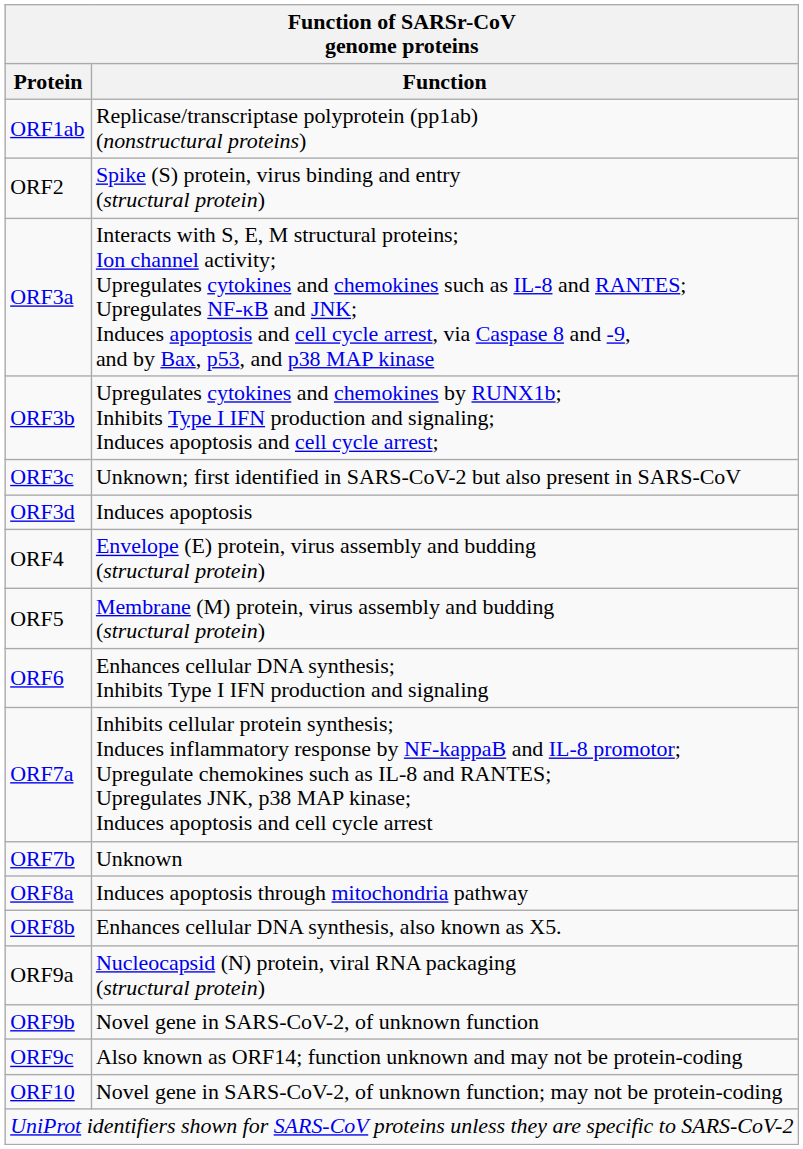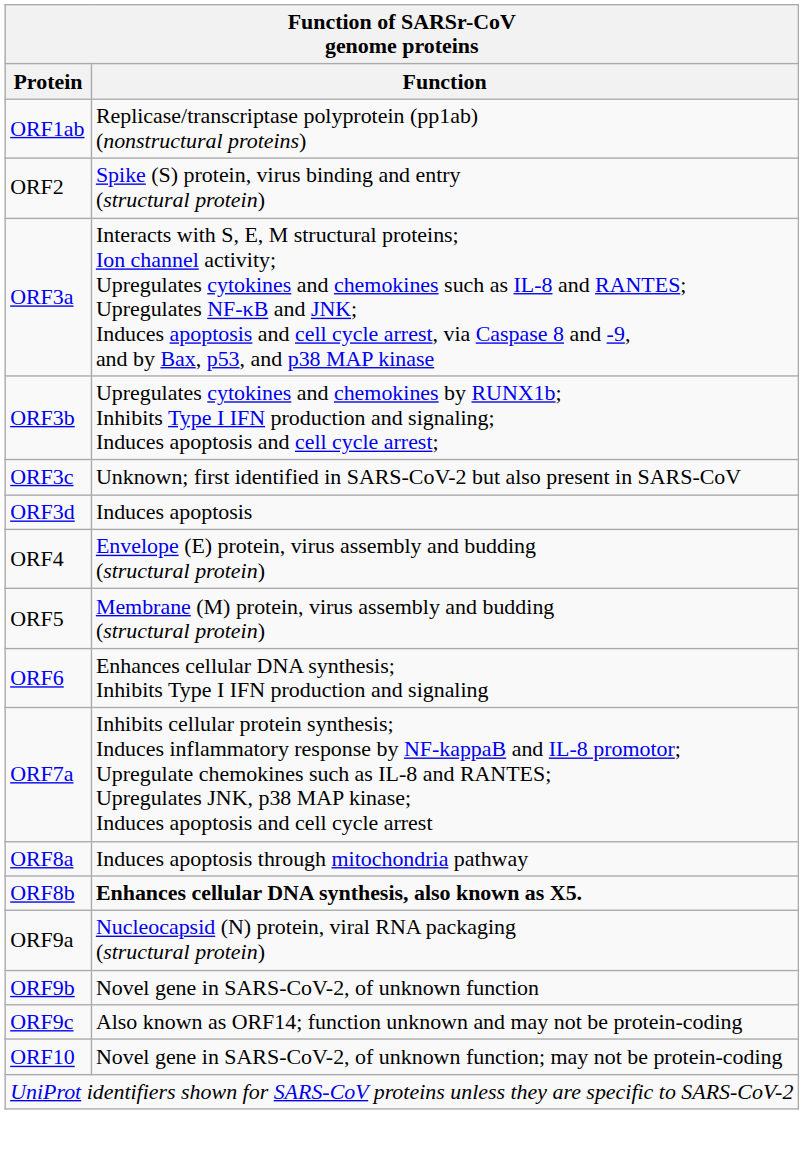- row: (42, 858)
(329, 927) normal -> (339, 893) bold
